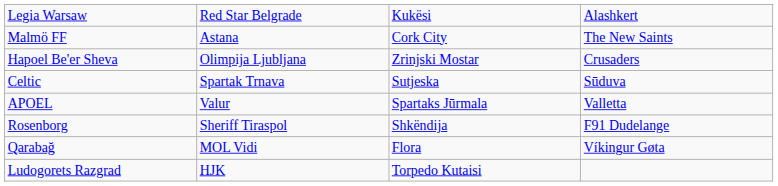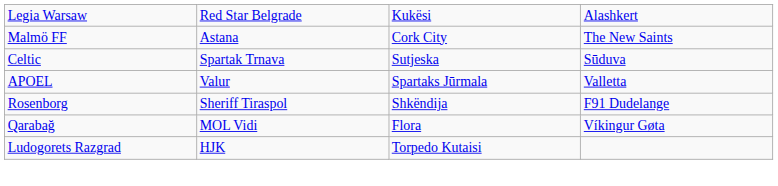- row: (63, 59)
